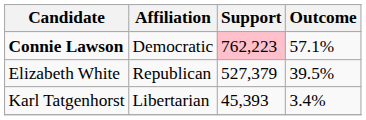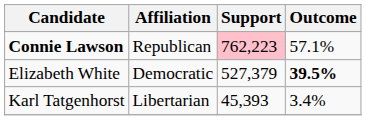(173, 45) Democratic -> (172, 45) Republican
(172, 73) Republican -> (173, 73) Democratic
(312, 73) normal -> (313, 73) bold
